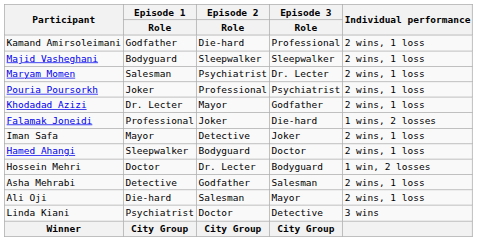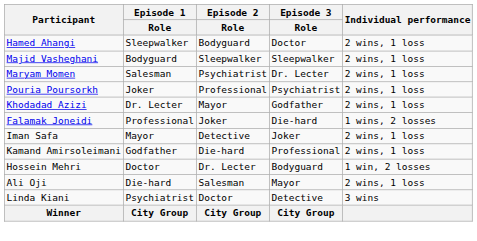rows swapped: (41, 151) <-> (64, 43)
- row: (41, 182)
